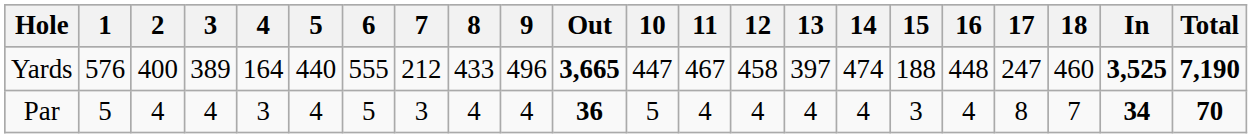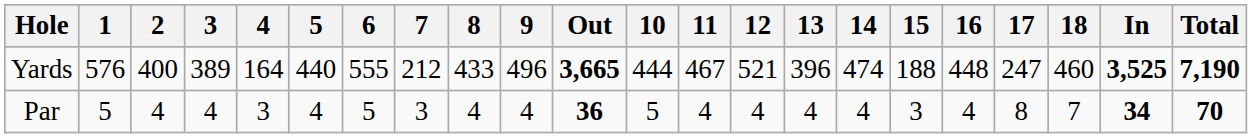(652, 68) 447 -> (652, 68) 444
(758, 68) 458 -> (758, 68) 521
(810, 68) 397 -> (810, 68) 396
